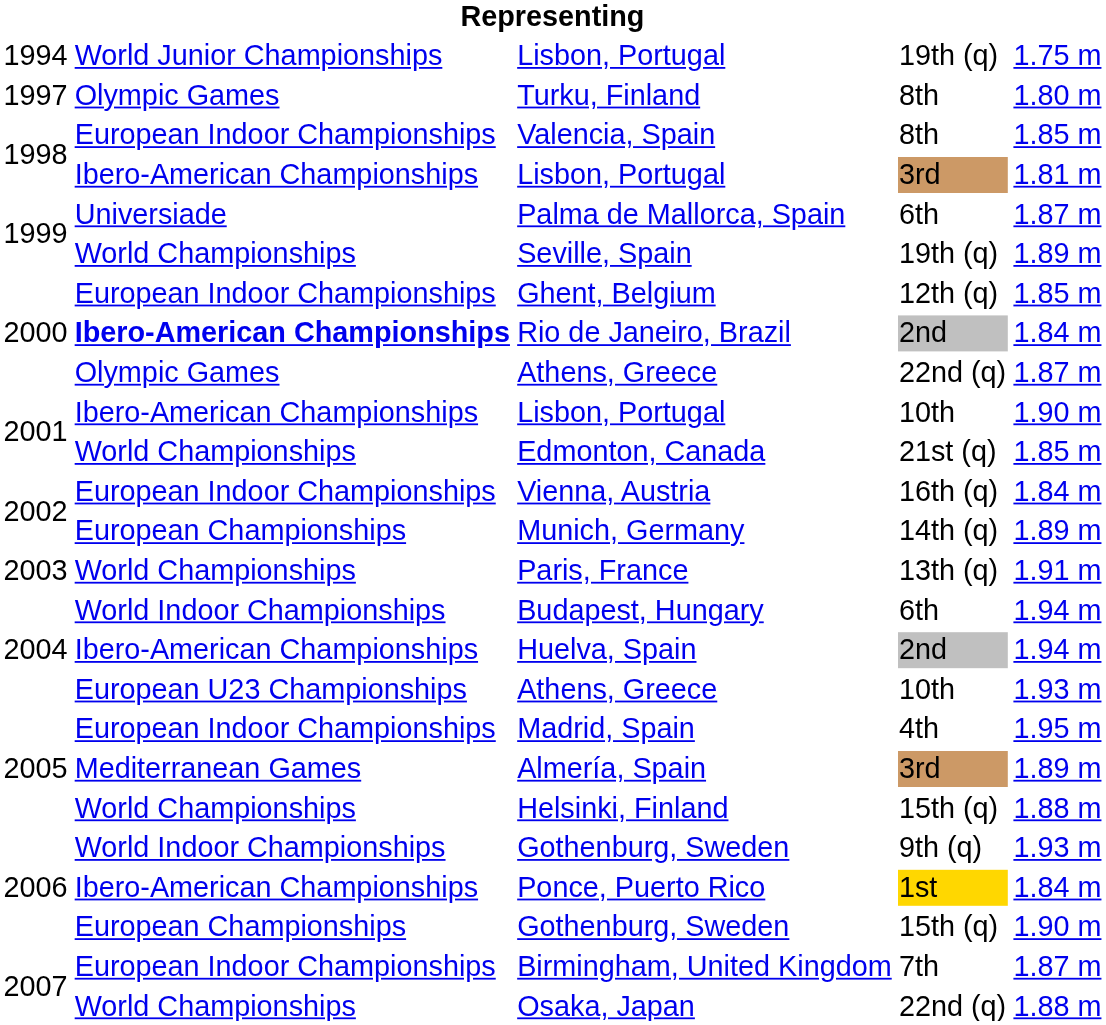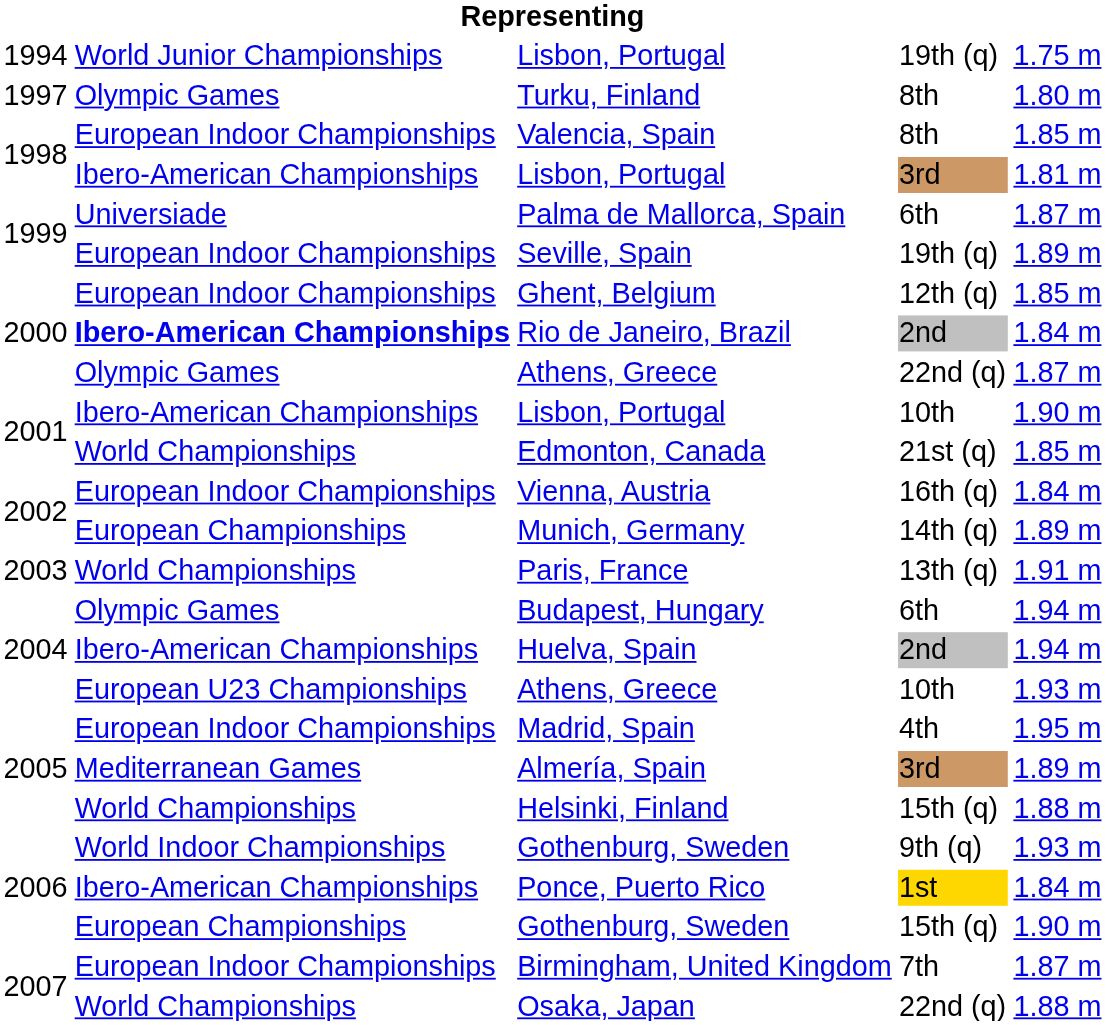(215, 253) World Championships -> (285, 253) European Indoor Championships
(260, 610) World Indoor Championships -> (177, 610) Olympic Games
